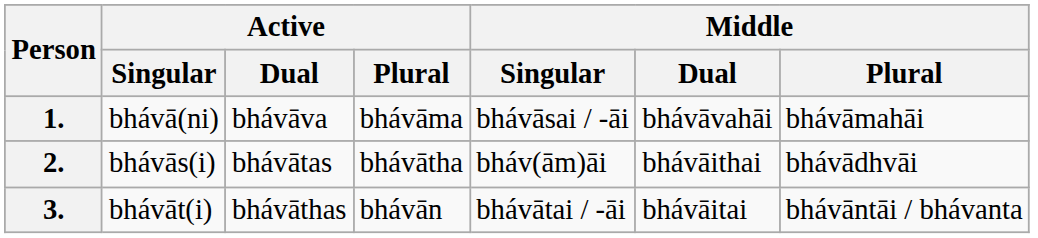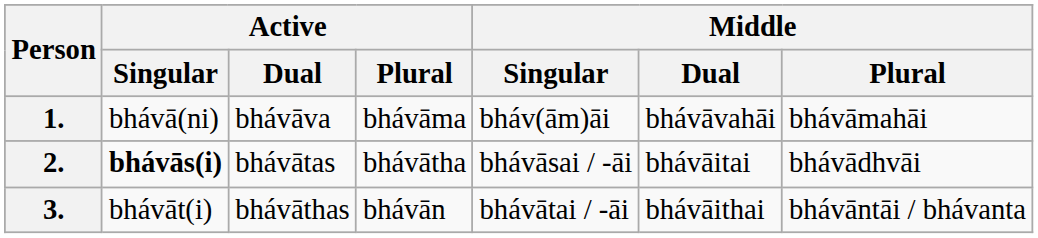(553, 118) bhávāsai / -āi -> (545, 118) bháv(ām)āi
(162, 163) normal -> (166, 163) bold
(541, 163) bháv(ām)āi -> (556, 163) bhávāsai / -āi
(702, 163) bhávāithai -> (698, 163) bhávāitai
(695, 208) bhávāitai -> (705, 208) bhávāithai
